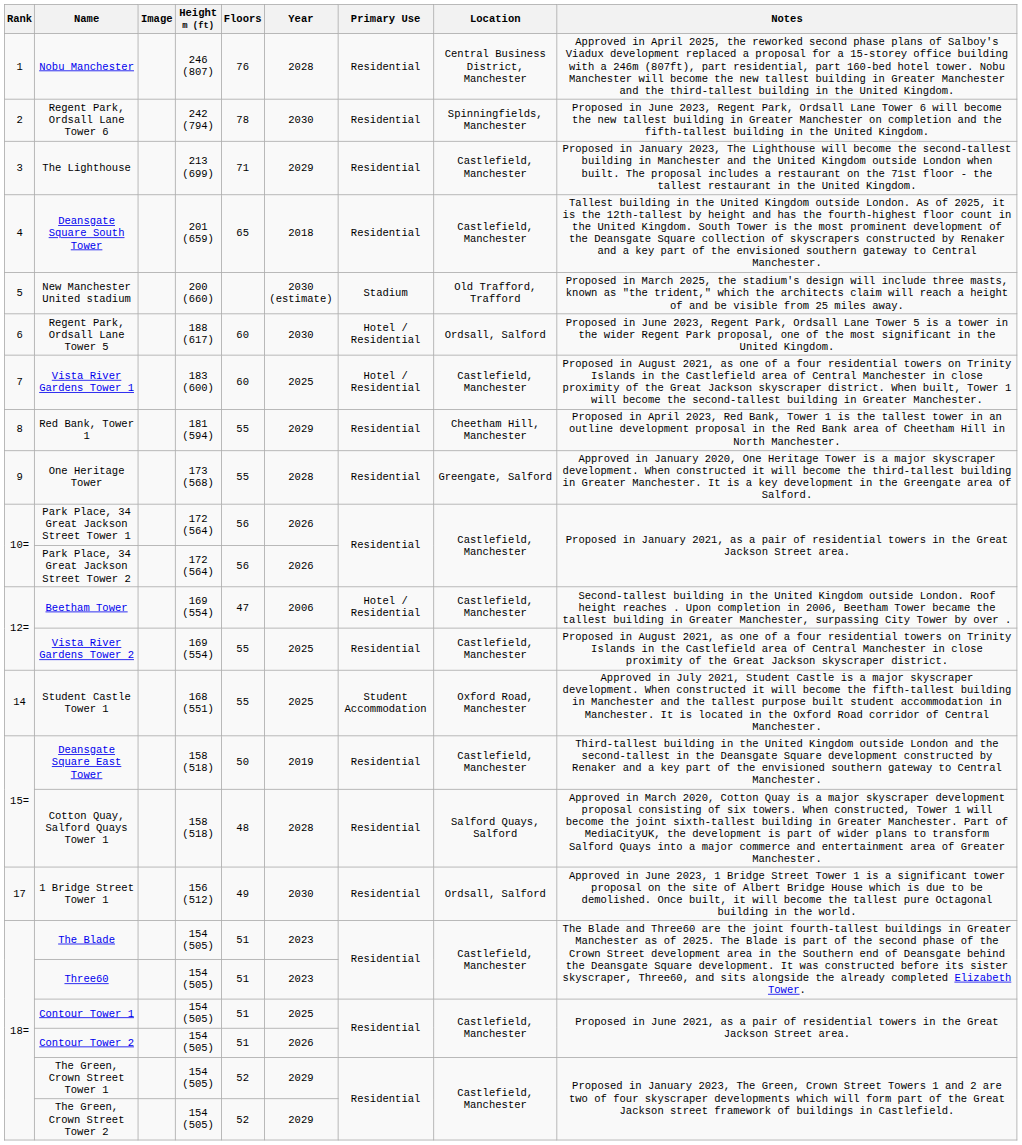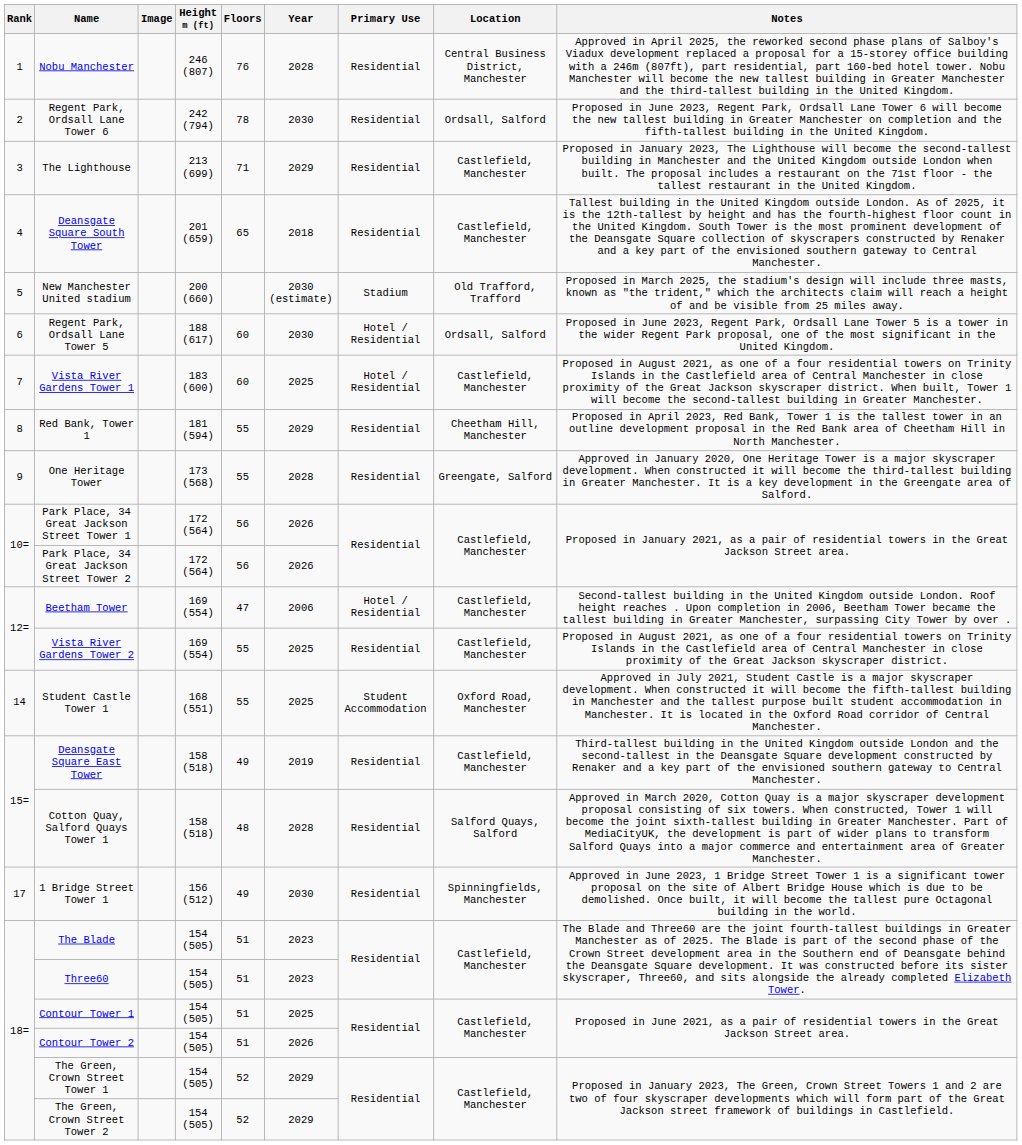(495, 120) Spinningfields, Manchester -> (495, 120) Ordsall, Salford
(243, 762) 50 -> (243, 762) 49
(495, 894) Ordsall, Salford -> (495, 894) Spinningfields, Manchester
